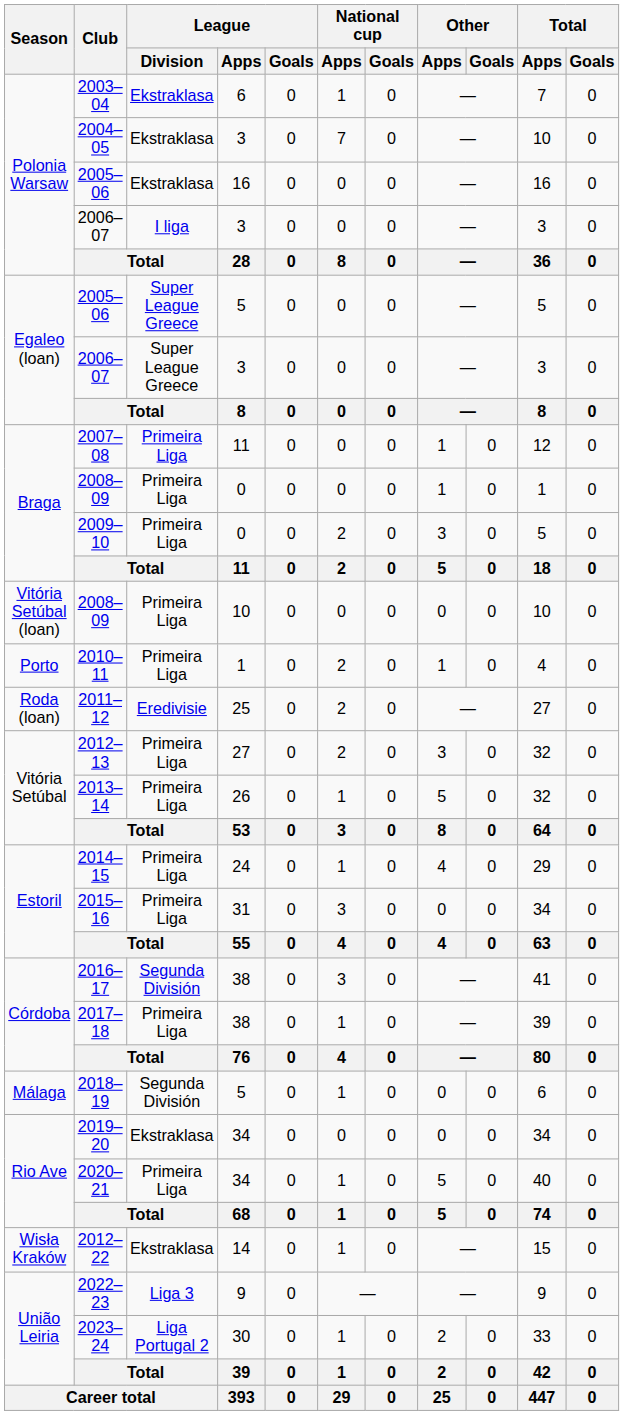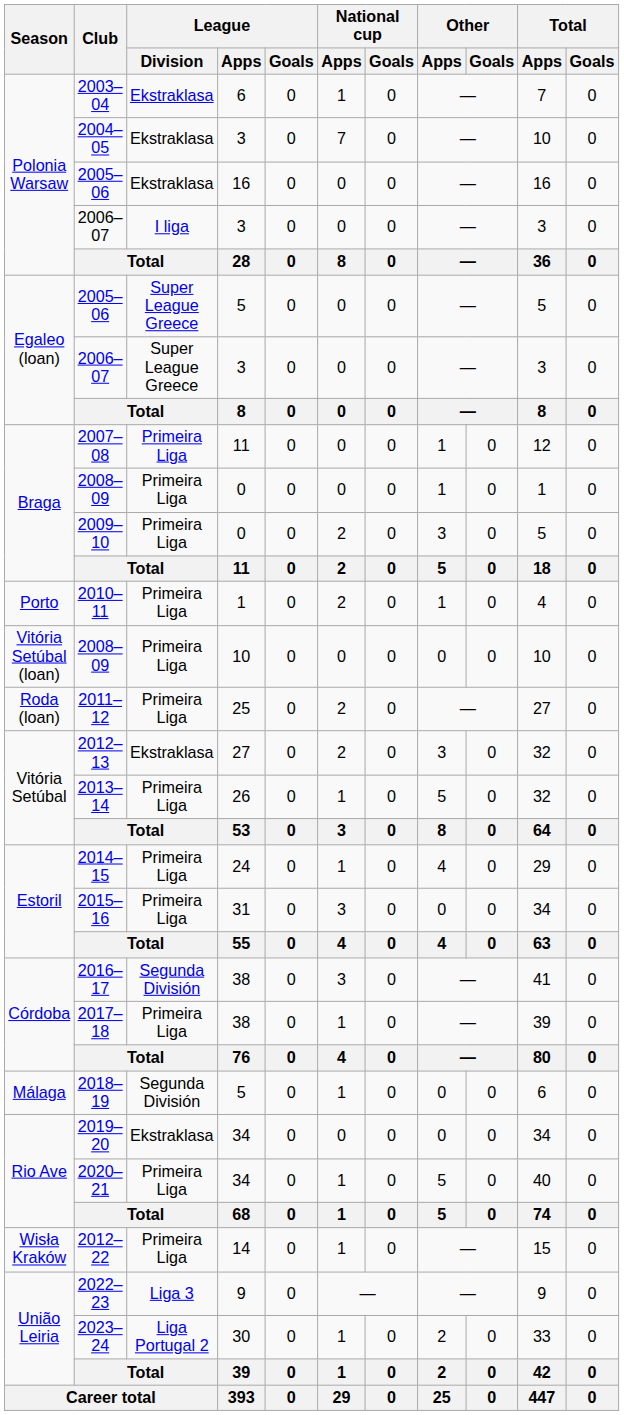rows swapped: (39, 612) <-> (39, 665)
(172, 709) Eredivisie -> (172, 709) Primeira Liga
(172, 752) Primeira Liga -> (172, 752) Ekstraklasa
(172, 1249) Ekstraklasa -> (172, 1249) Primeira Liga
